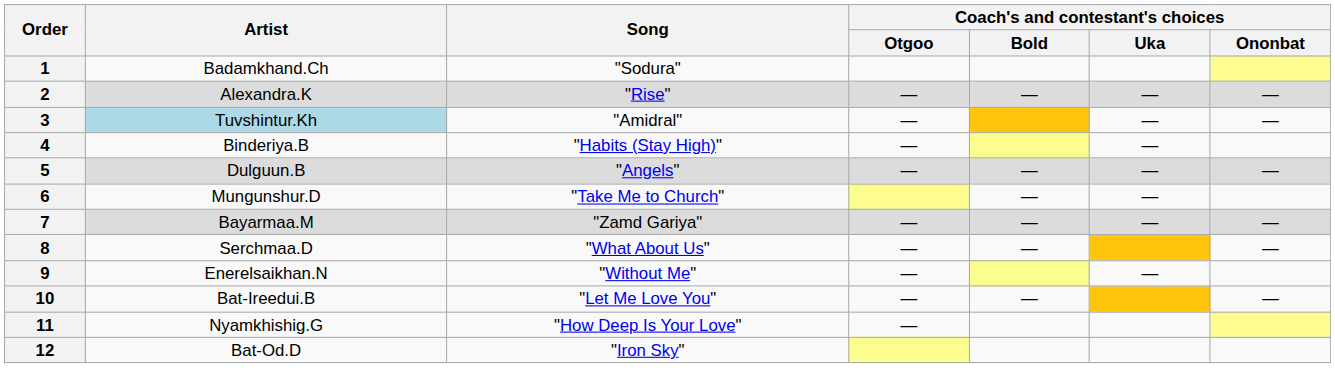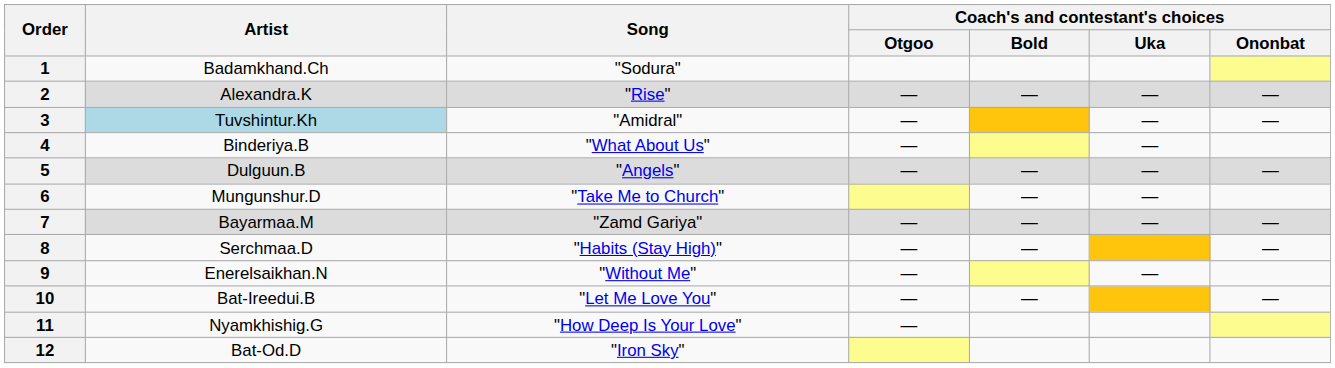(648, 145) "Habits (Stay High)" -> (648, 145) "What About Us"
(648, 248) "What About Us" -> (648, 248) "Habits (Stay High)"
